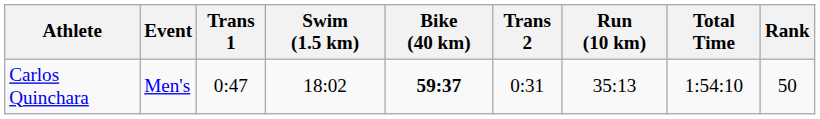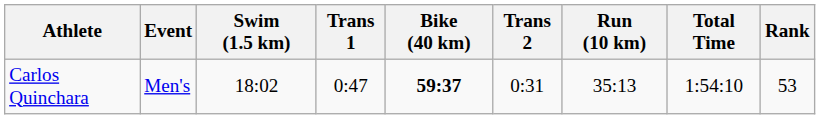columns swapped: (325, 31) <-> (231, 31)
(787, 86) 50 -> (787, 86) 53
